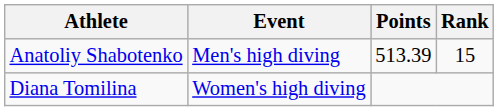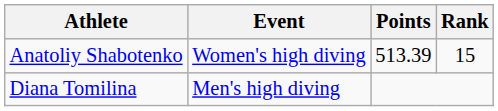(266, 55) Men's high diving -> (279, 55) Women's high diving
(279, 89) Women's high diving -> (266, 89) Men's high diving
